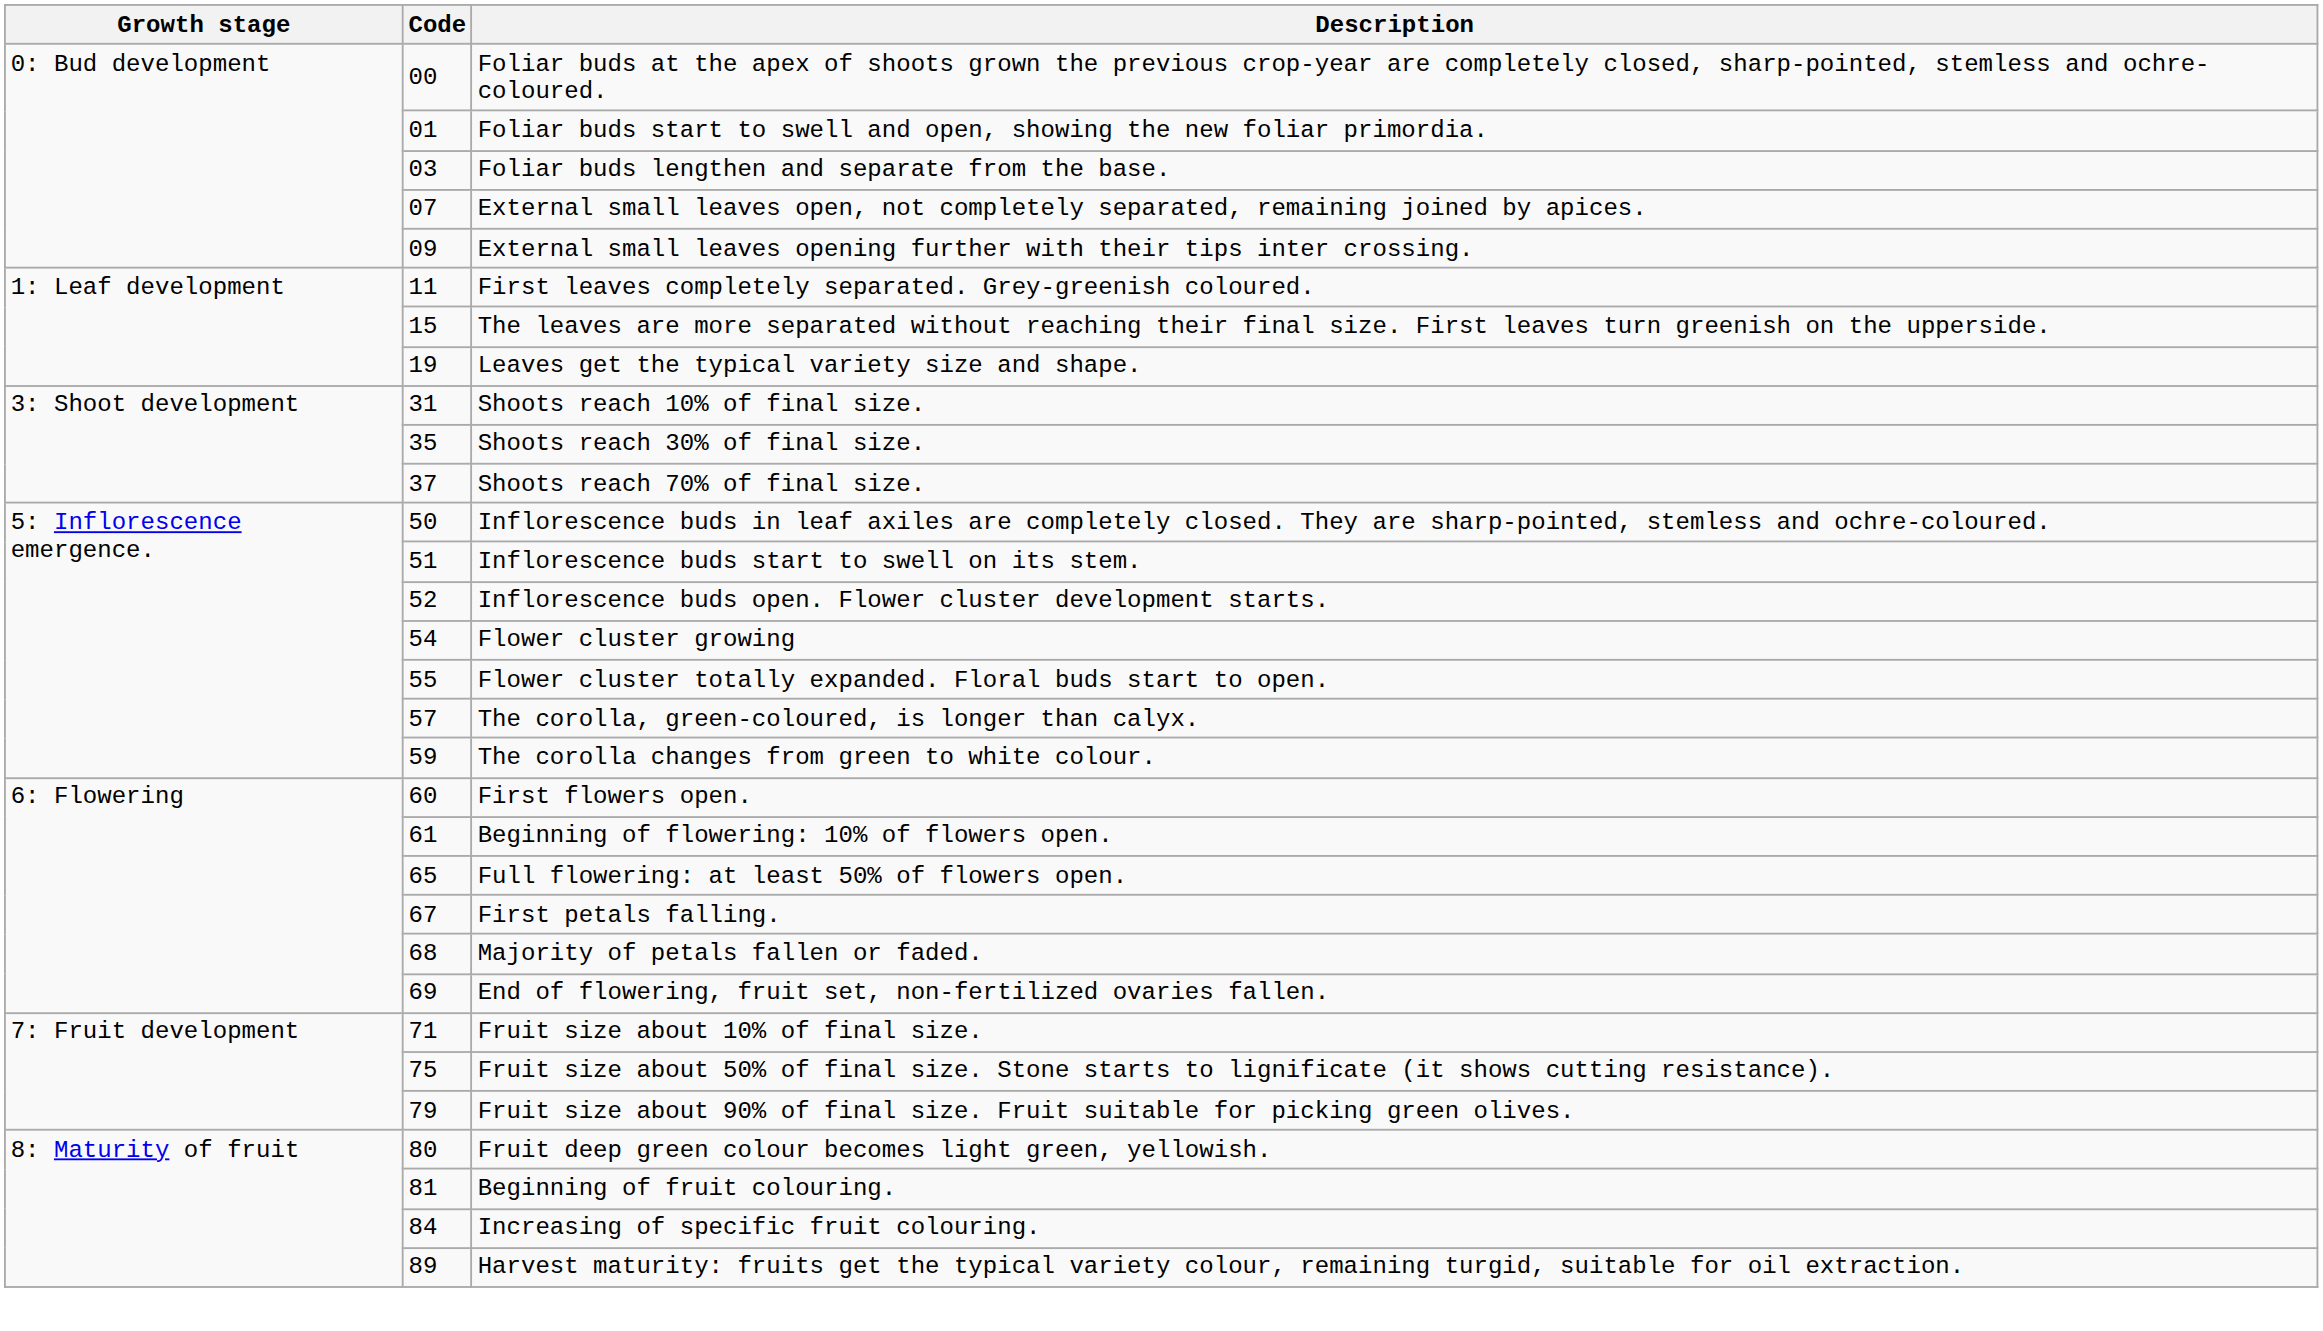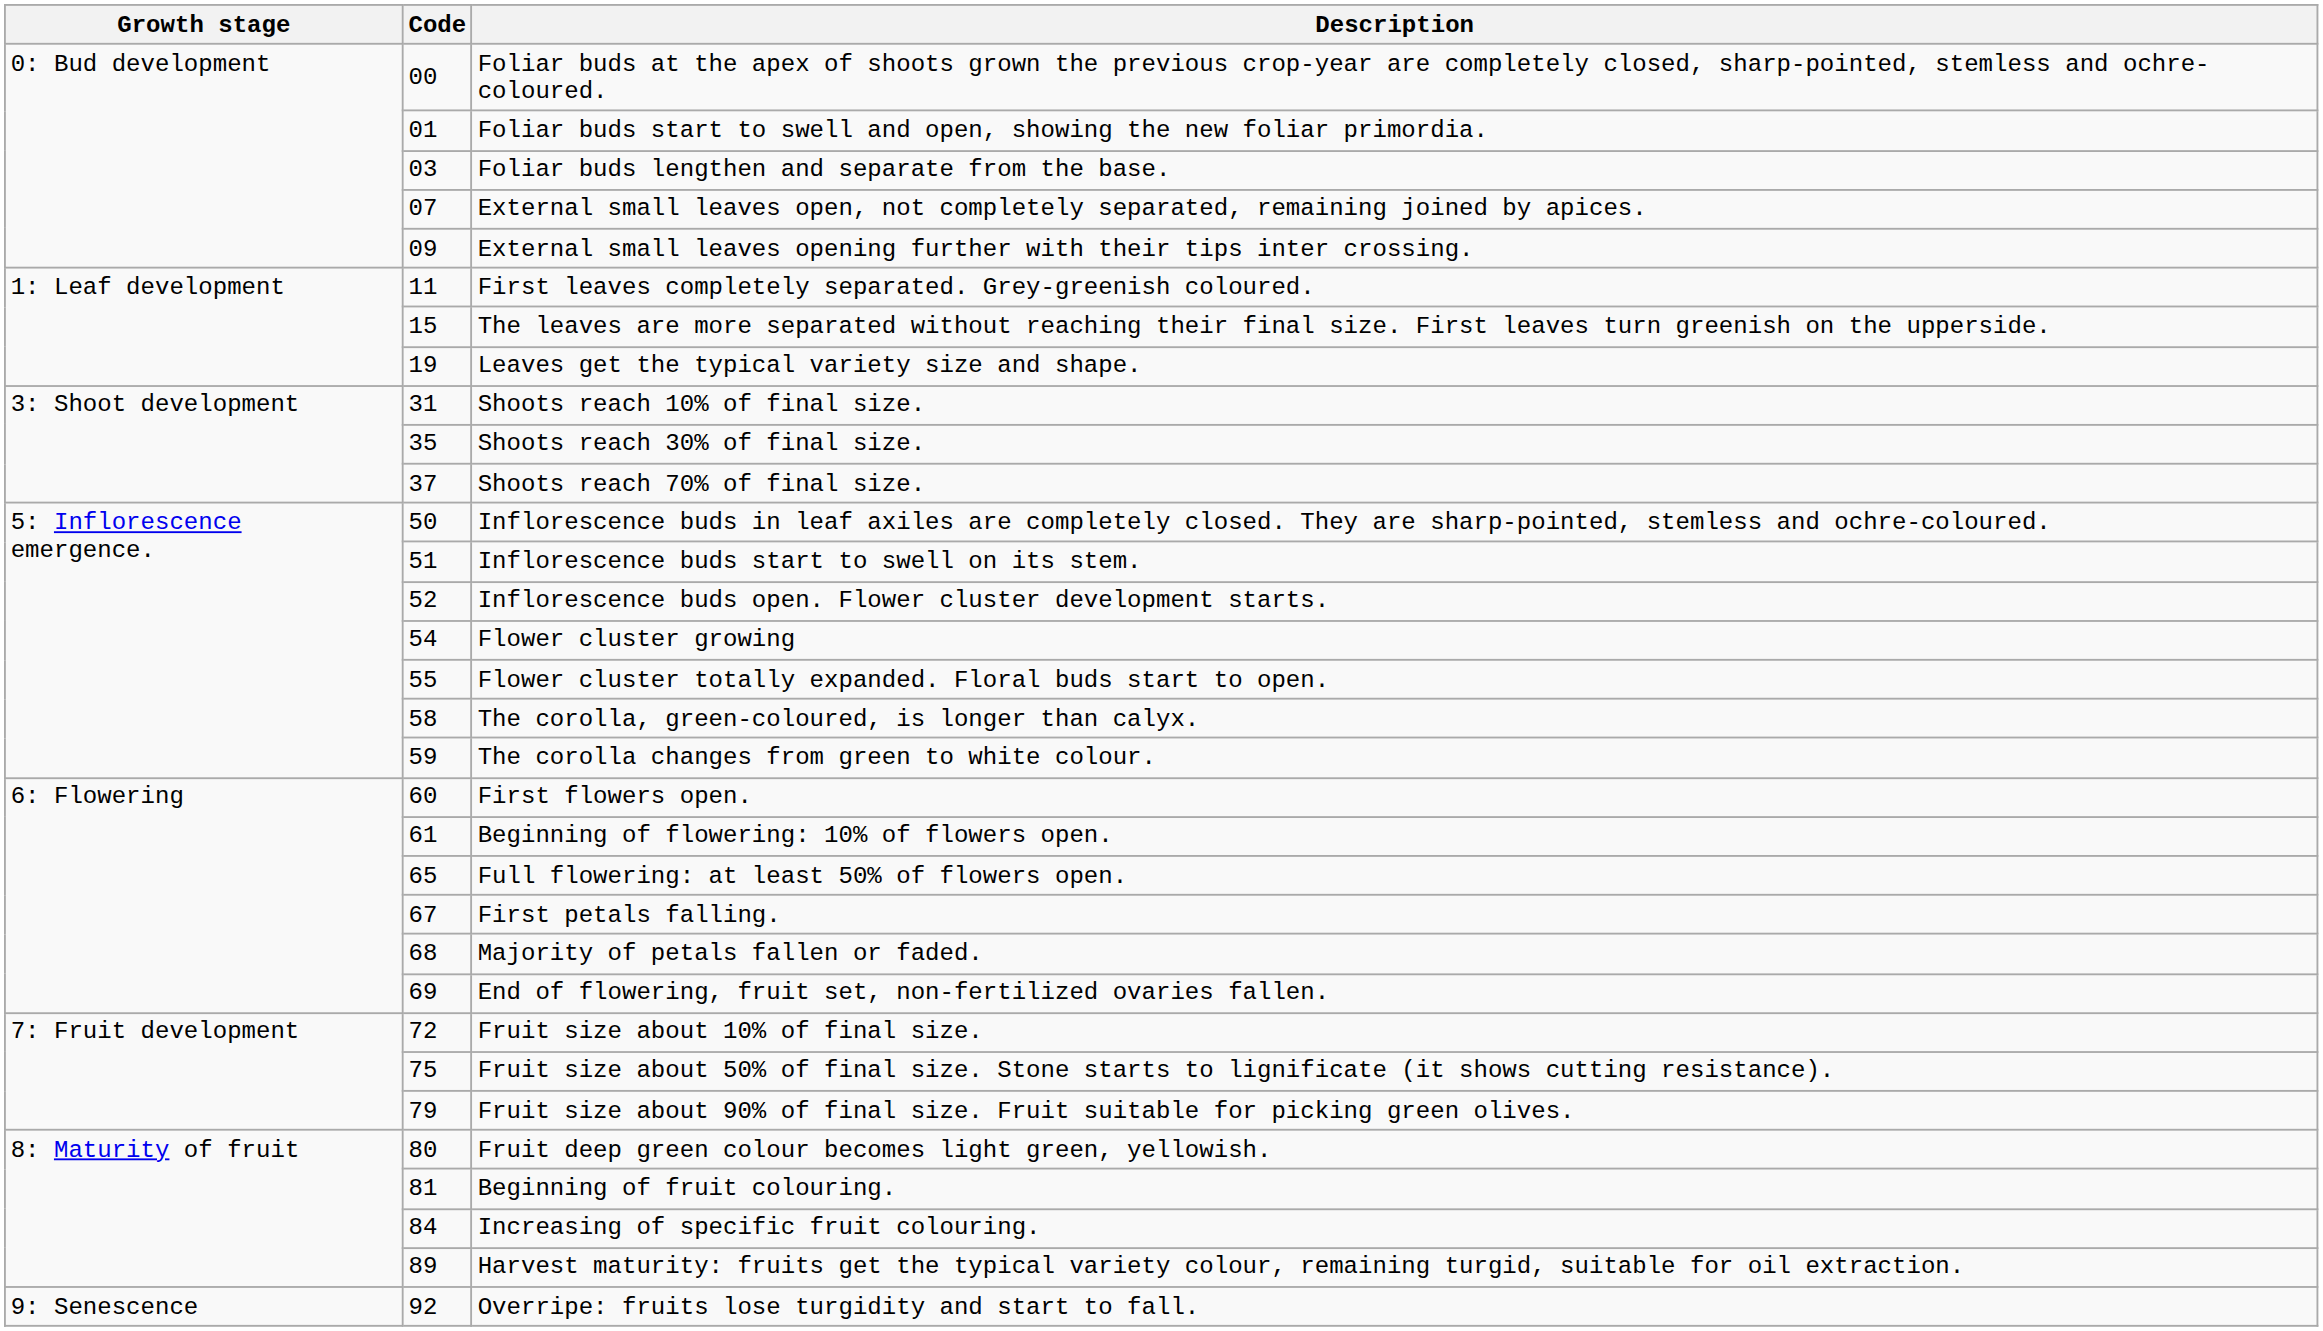(423, 719) 57 -> (423, 719) 58
(423, 1032) 71 -> (423, 1032) 72
+ row: (838, 1307)
